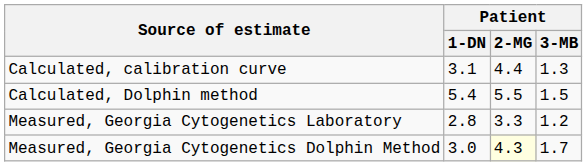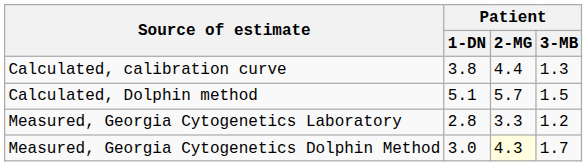(462, 70) 3.1 -> (462, 70) 3.8
(462, 96) 5.4 -> (462, 96) 5.1
(508, 96) 5.5 -> (508, 96) 5.7
